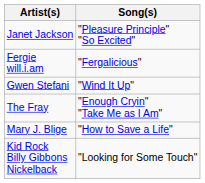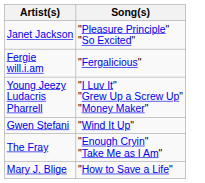+ row: (36, 97)
- row: (37, 158)
